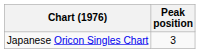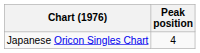(173, 40) 3 -> (173, 40) 4
